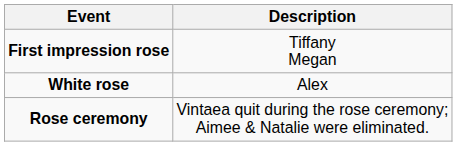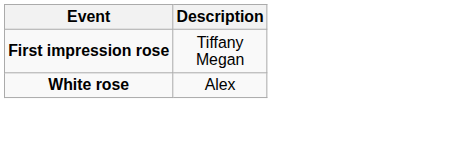- row: (89, 119)
